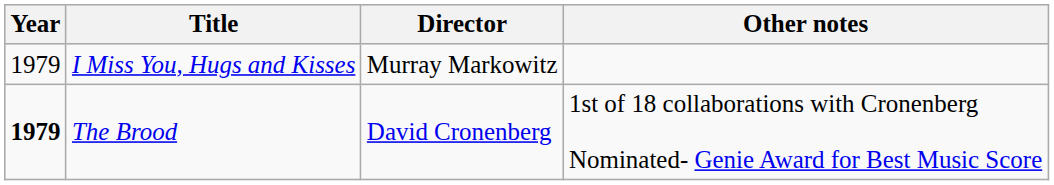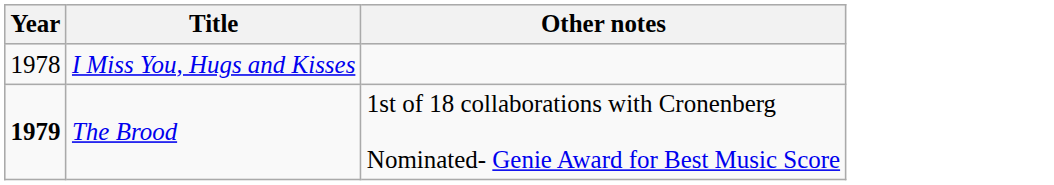- column: (462, 24)
(35, 63) 1979 -> (35, 63) 1978
